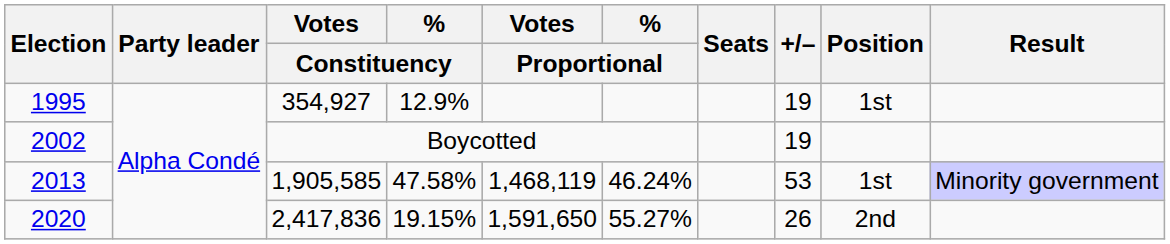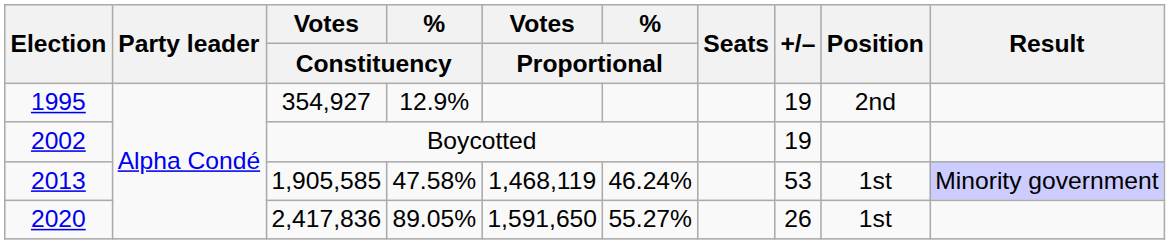(875, 102) 1st -> (875, 102) 2nd
(434, 219) 19.15% -> (434, 219) 89.05%
(875, 219) 2nd -> (875, 219) 1st
